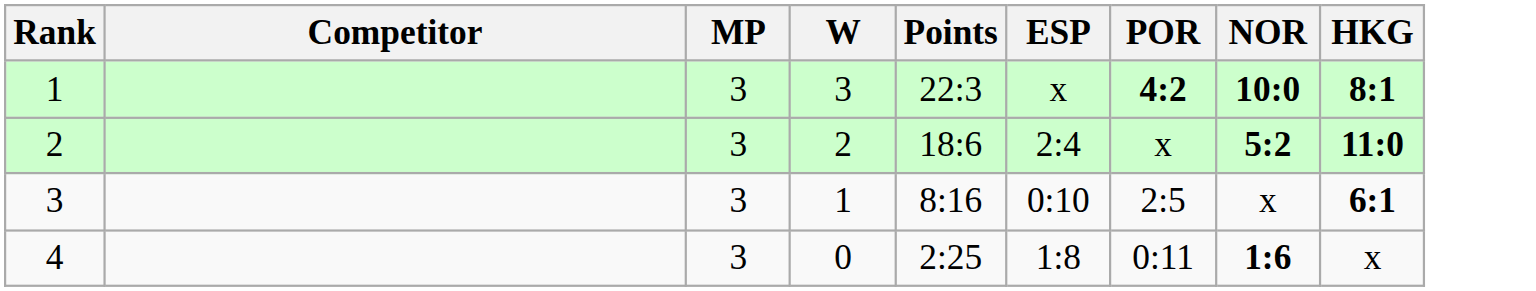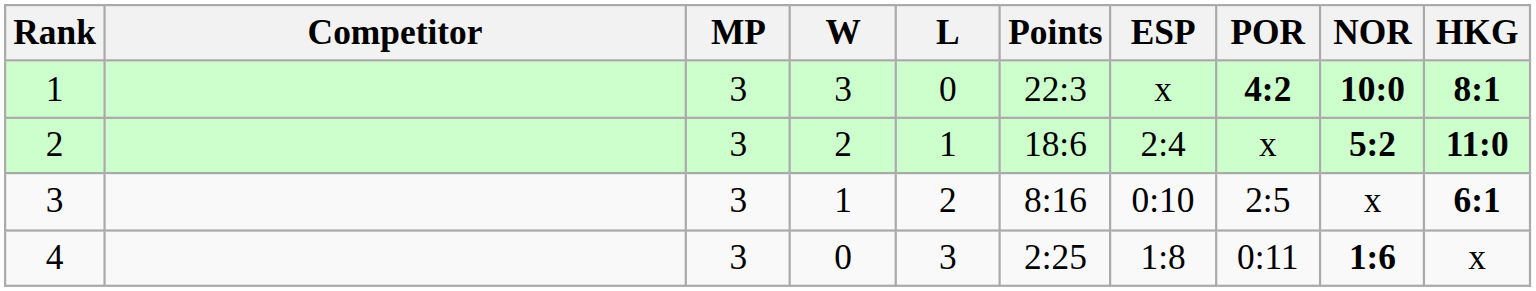+ column: (948, 32)
